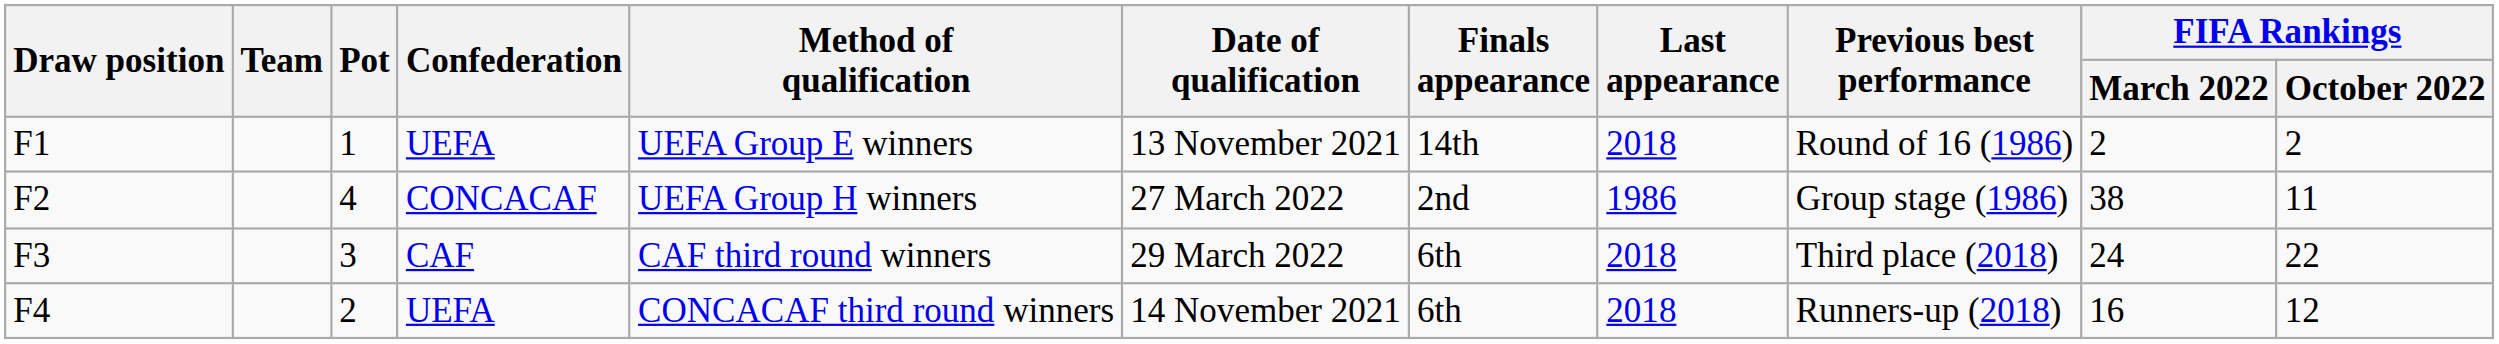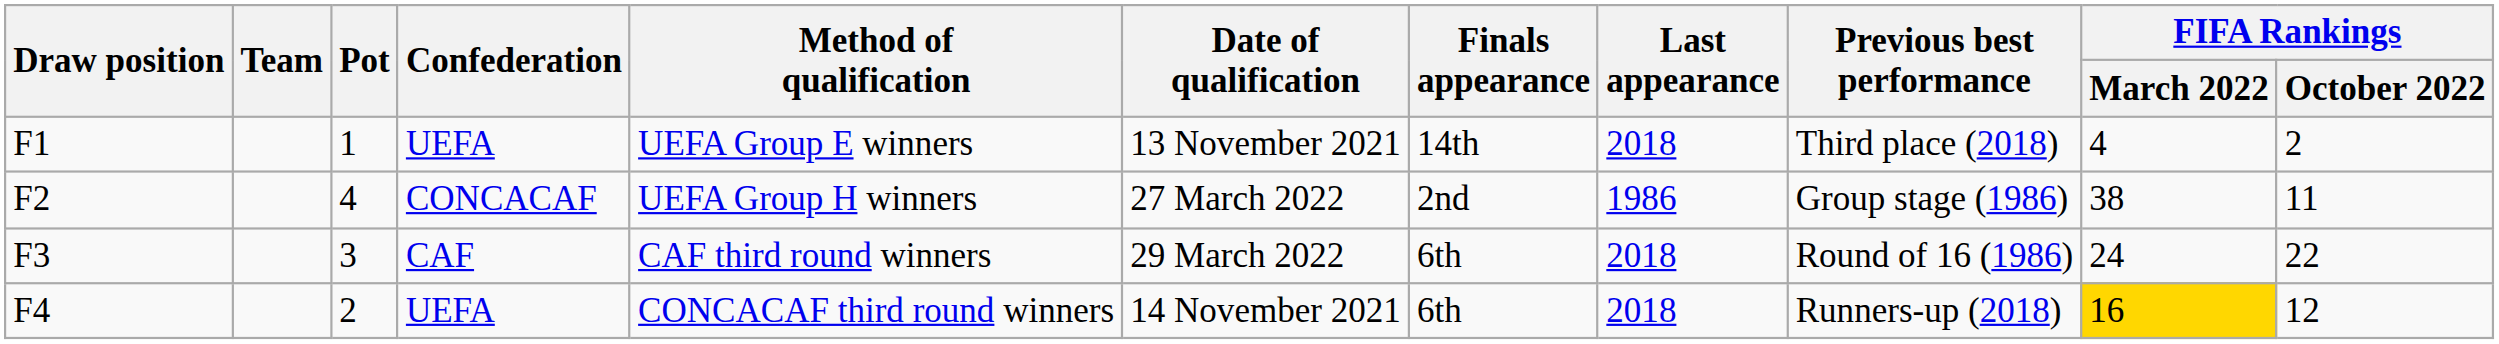(1934, 143) Round of 16 (1986) -> (1927, 143) Third place (2018)
(2098, 143) 2 -> (2098, 143) 4
(1927, 254) Third place (2018) -> (1934, 254) Round of 16 (1986)
(2107, 310) no background -> (2107, 310) gold background
